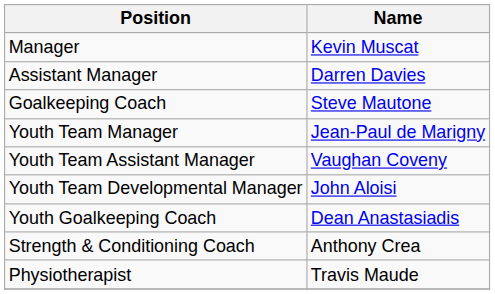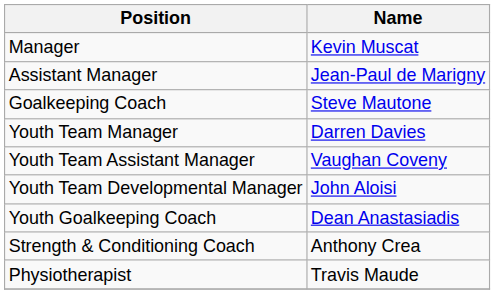(368, 75) Darren Davies -> (398, 75) Jean-Paul de Marigny
(398, 132) Jean-Paul de Marigny -> (368, 132) Darren Davies
